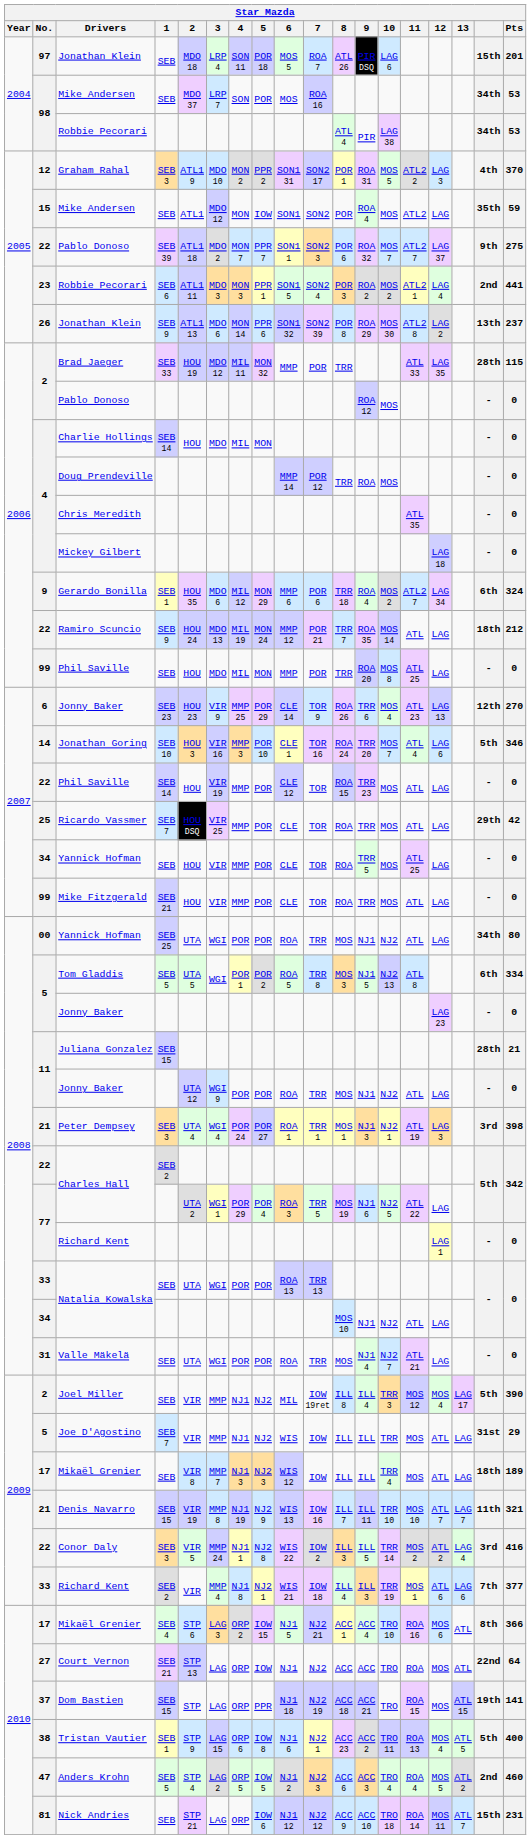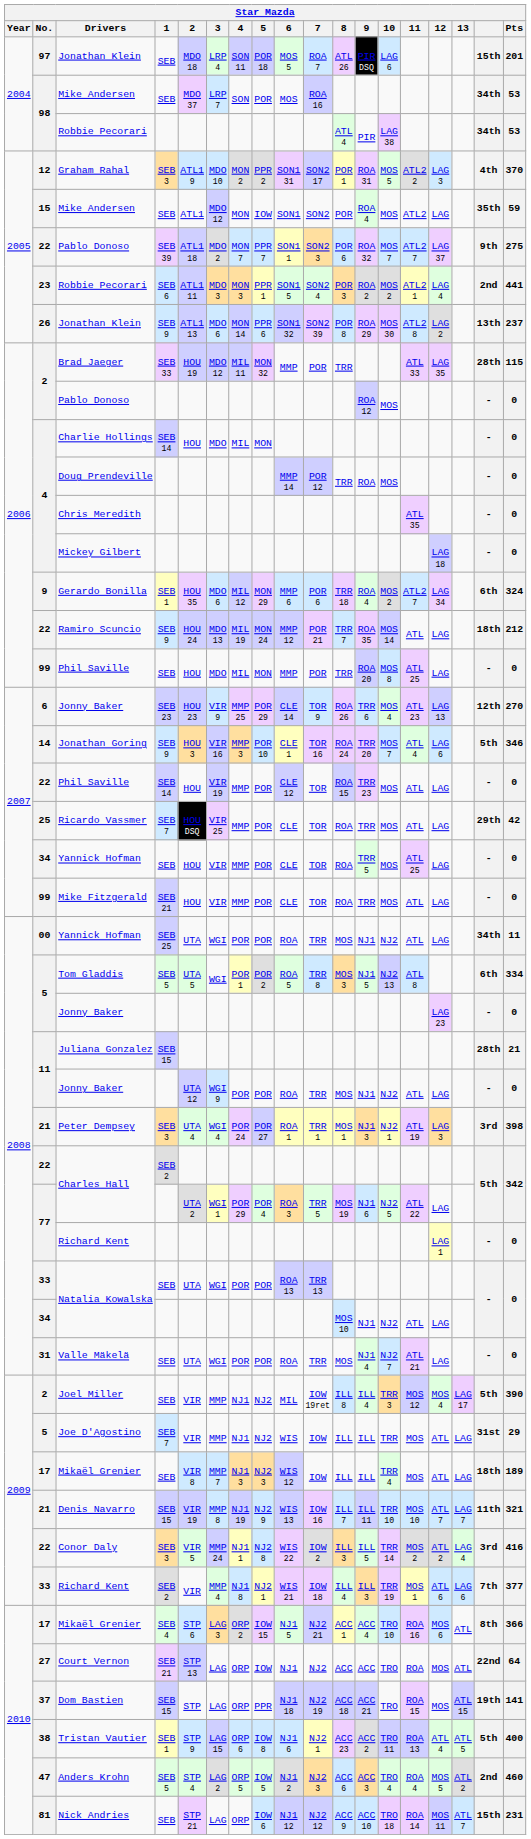(167, 749) SEB 10 -> (167, 749) SEB 9
(514, 935) 80 -> (514, 935) 11
(440, 1744) MOS 4 -> (440, 1744) ATL 4
